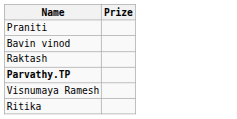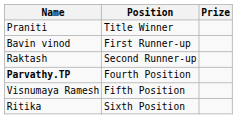+ column: (150, 12)
